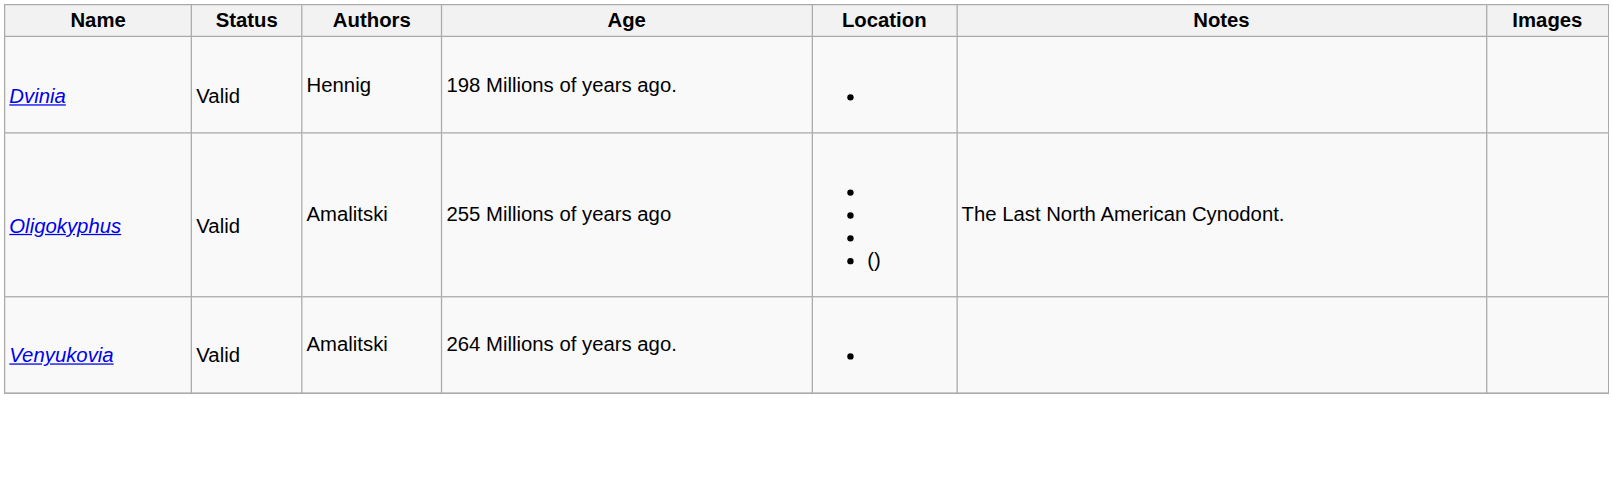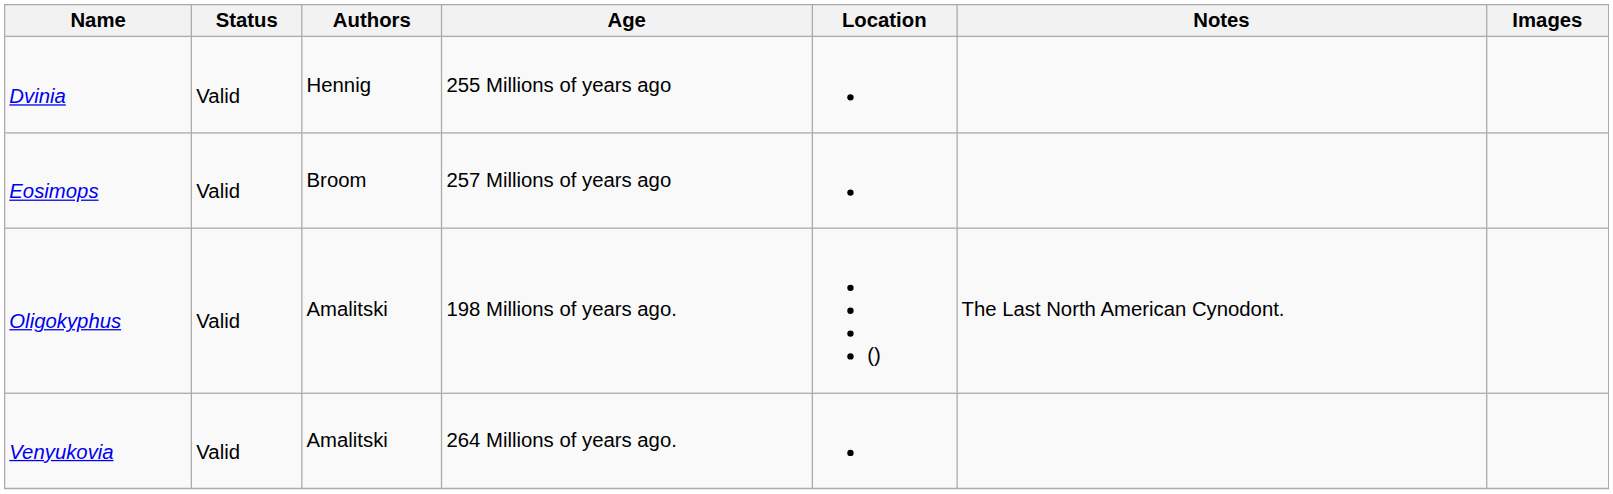(562, 84) 198 Millions of years ago. -> (559, 84) 255 Millions of years ago
+ row: (54, 191)
(559, 214) 255 Millions of years ago -> (562, 310) 198 Millions of years ago.
